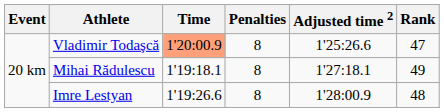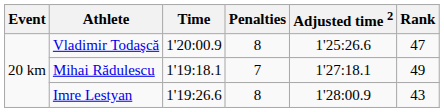(194, 45) lightsalmon background -> (194, 45) no background
(257, 70) 8 -> (257, 70) 7
(418, 95) 48 -> (418, 95) 43
